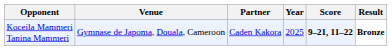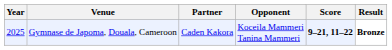columns swapped: (295, 12) <-> (40, 12)
